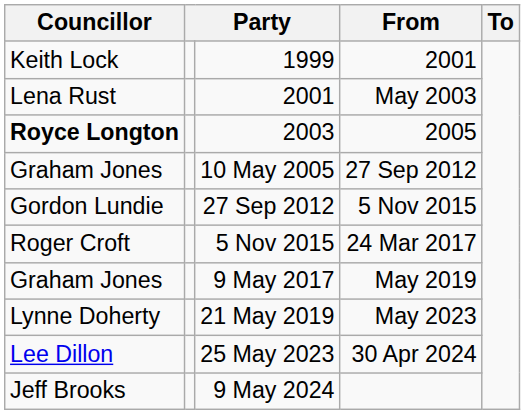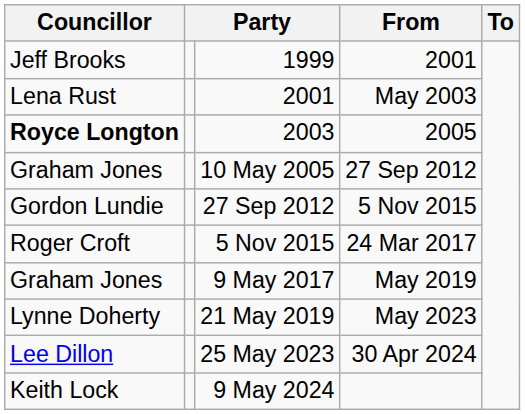(64, 59) Keith Lock -> (68, 59) Jeff Brooks
(68, 390) Jeff Brooks -> (64, 390) Keith Lock
